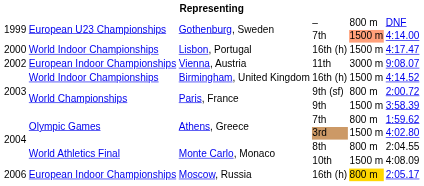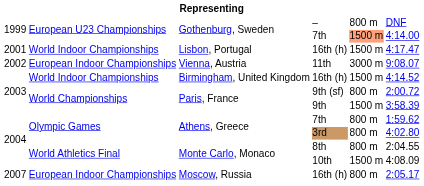(15, 50) 2000 -> (15, 50) 2001
(366, 133) 1500 m -> (364, 133) 800 m
(15, 175) 2006 -> (15, 175) 2007
(364, 175) gold background -> (364, 175) no background
